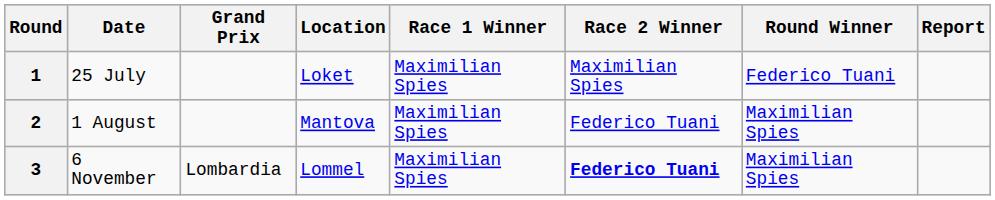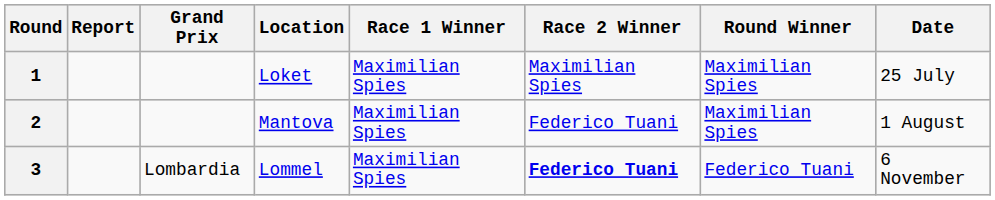columns swapped: (124, 29) <-> (954, 29)
(821, 76) Federico Tuani -> (758, 76) Maximilian Spies
(799, 171) Maximilian Spies -> (779, 171) Federico Tuani
